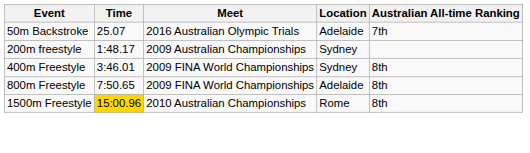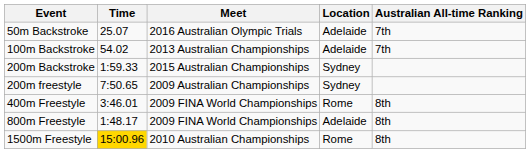+ row: (51, 49)
+ row: (51, 67)
(116, 49) 1:48.17 -> (119, 85) 7:50.65
(338, 67) Sydney -> (338, 103) Rome
(116, 85) 7:50.65 -> (119, 121) 1:48.17
